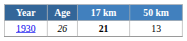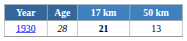(62, 28) 26 -> (62, 28) 28
